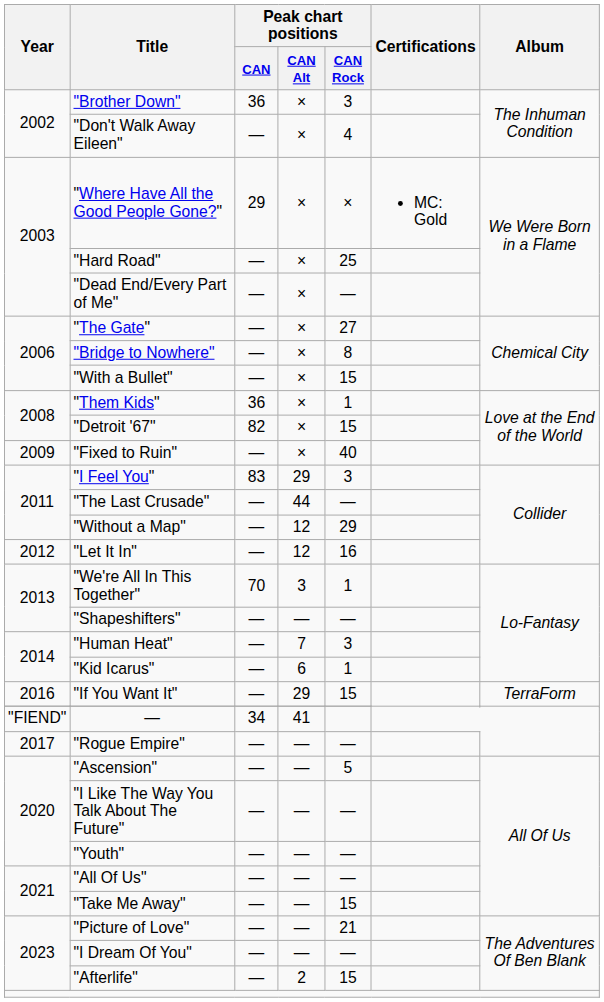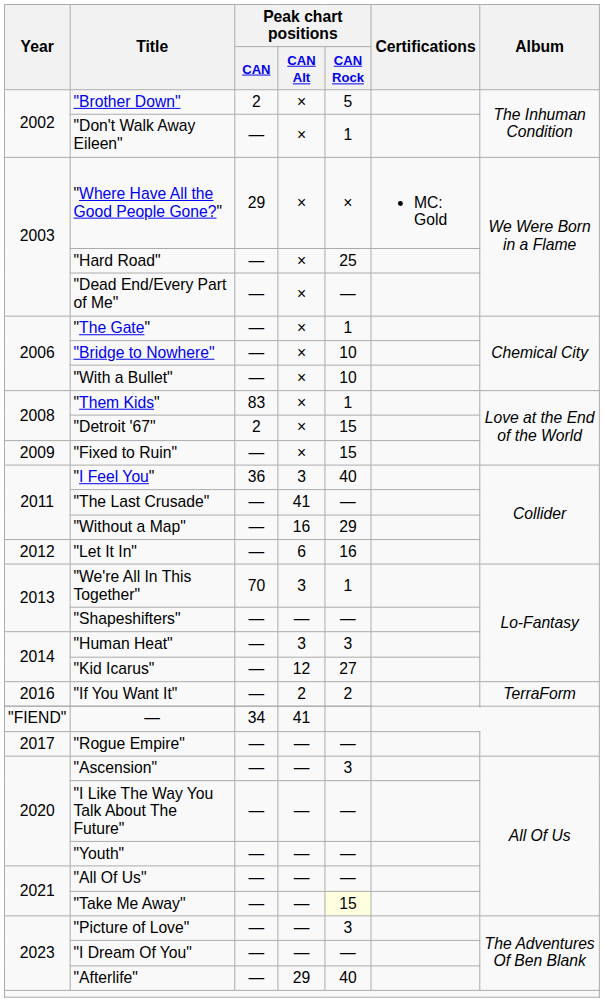(256, 101) 36 -> (256, 101) 2
(348, 101) 3 -> (348, 101) 5
(348, 135) 4 -> (348, 135) 1
(348, 328) 27 -> (348, 328) 1
(348, 353) 8 -> (348, 353) 10
(348, 377) 15 -> (348, 377) 10
(256, 402) 36 -> (256, 402) 83
(256, 427) 82 -> (256, 427) 2
(348, 452) 40 -> (348, 452) 15
(256, 477) 83 -> (256, 477) 36
(302, 477) 29 -> (302, 477) 3
(348, 477) 3 -> (348, 477) 40
(302, 502) 44 -> (302, 502) 41
(302, 527) 12 -> (302, 527) 16
(302, 552) 12 -> (302, 552) 6
(302, 644) 7 -> (302, 644) 3
(302, 669) 6 -> (302, 669) 12
(348, 669) 1 -> (348, 669) 27
(302, 693) 29 -> (302, 693) 2
(348, 693) 15 -> (348, 693) 2
(348, 768) 5 -> (348, 768) 3
(348, 903) no background -> (348, 903) lightyellow background
(348, 928) 21 -> (348, 928) 3
(302, 977) 2 -> (302, 977) 29
(348, 977) 15 -> (348, 977) 40
